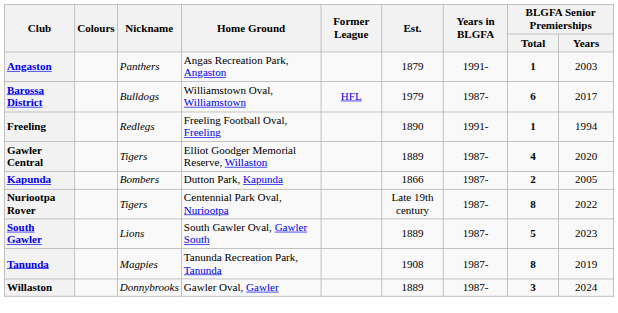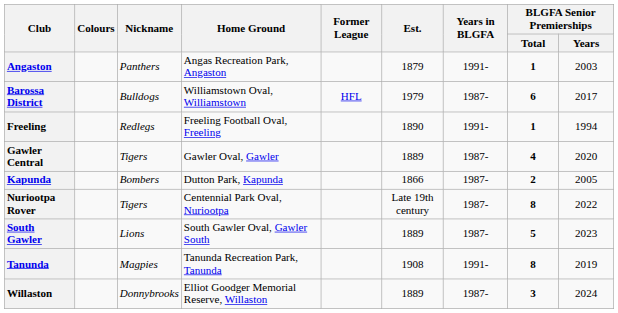(240, 156) Elliot Goodger Memorial Reserve, Willaston -> (231, 156) Gawler Oval, Gawler
(476, 263) 1987- -> (476, 263) 1991-
(231, 287) Gawler Oval, Gawler -> (240, 293) Elliot Goodger Memorial Reserve, Willaston
